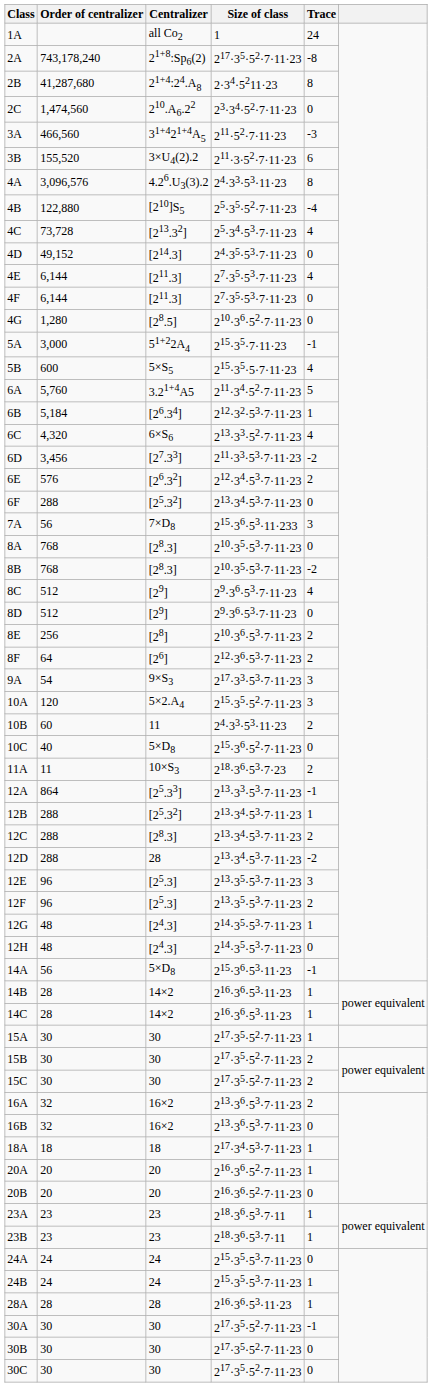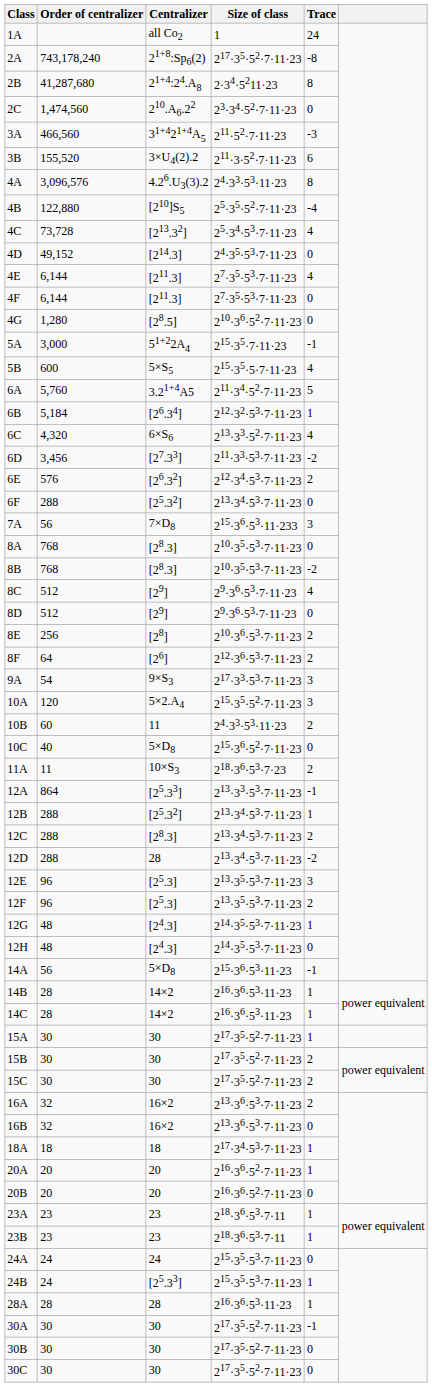(155, 1281) 24 -> (165, 1281) [25.33]
